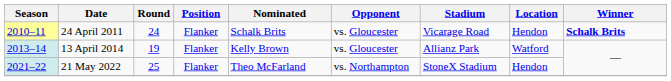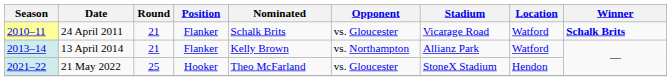(154, 31) 24 -> (154, 31) 21
(530, 31) Hendon -> (530, 31) Watford
(154, 48) 19 -> (154, 48) 21
(366, 48) vs. Gloucester -> (371, 48) vs. Northampton
(201, 66) Flanker -> (201, 66) Hooker
(371, 66) vs. Northampton -> (366, 66) vs. Gloucester
